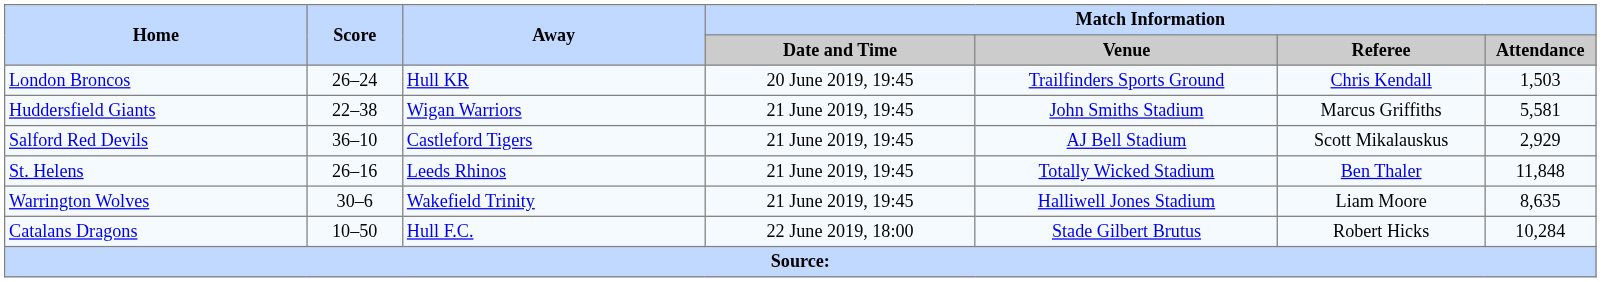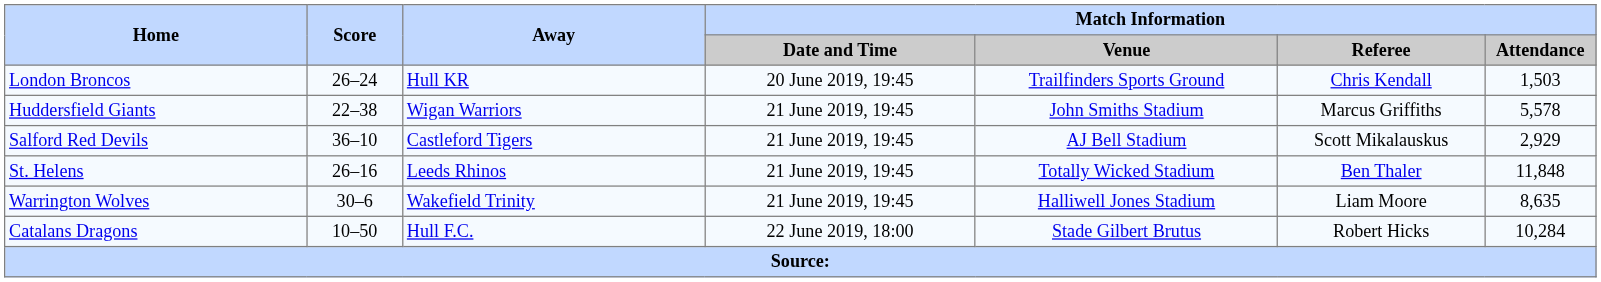(1540, 110) 5,581 -> (1540, 110) 5,578
